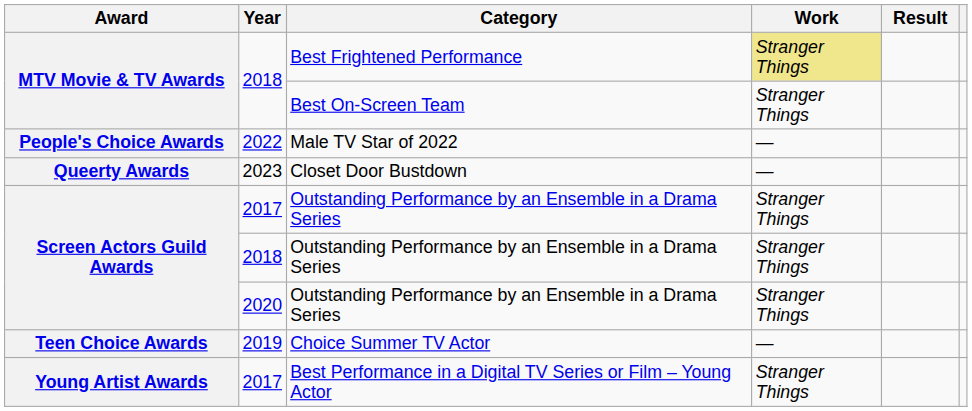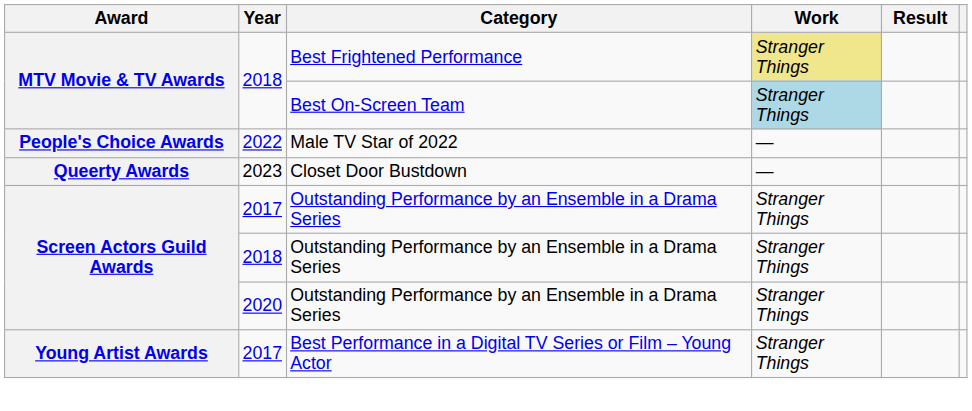(790, 104) no background -> (790, 104) lightblue background
- row: (262, 343)
